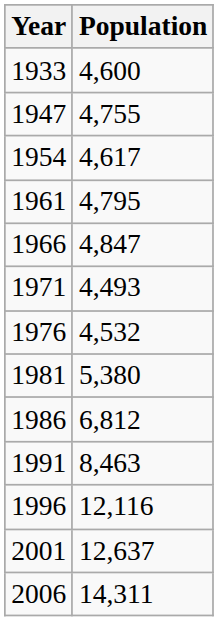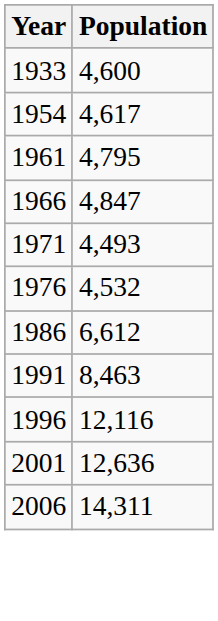- row: (39, 113)
- row: (39, 375)
(110, 419) 6,812 -> (110, 331) 6,612
(117, 550) 12,637 -> (117, 462) 12,636
